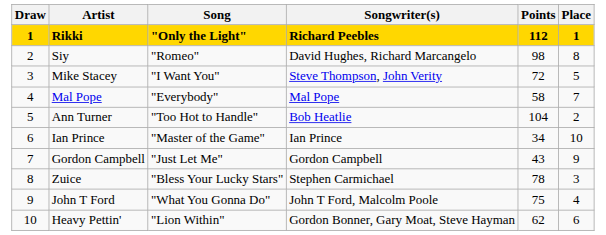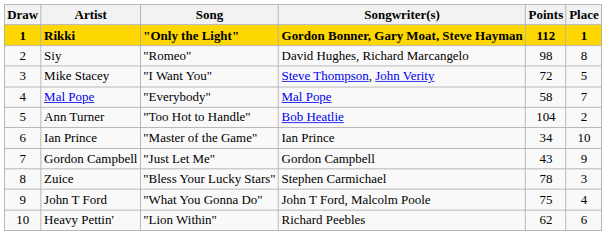(334, 35) Richard Peebles -> (402, 35) Gordon Bonner, Gary Moat, Steve Hayman
(402, 220) Gordon Bonner, Gary Moat, Steve Hayman -> (323, 220) Richard Peebles
